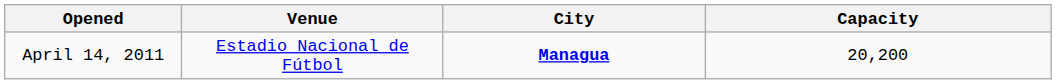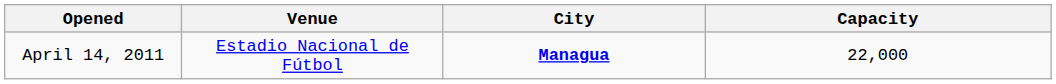(878, 56) 20,200 -> (878, 56) 22,000
